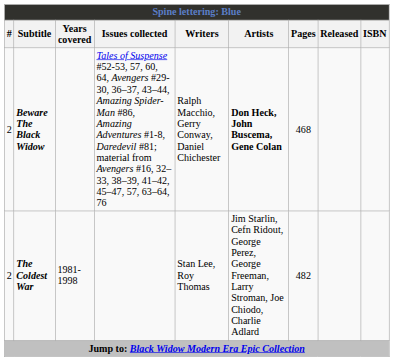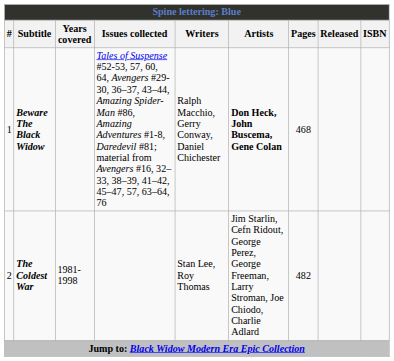(9, 129) 2 -> (9, 129) 1
